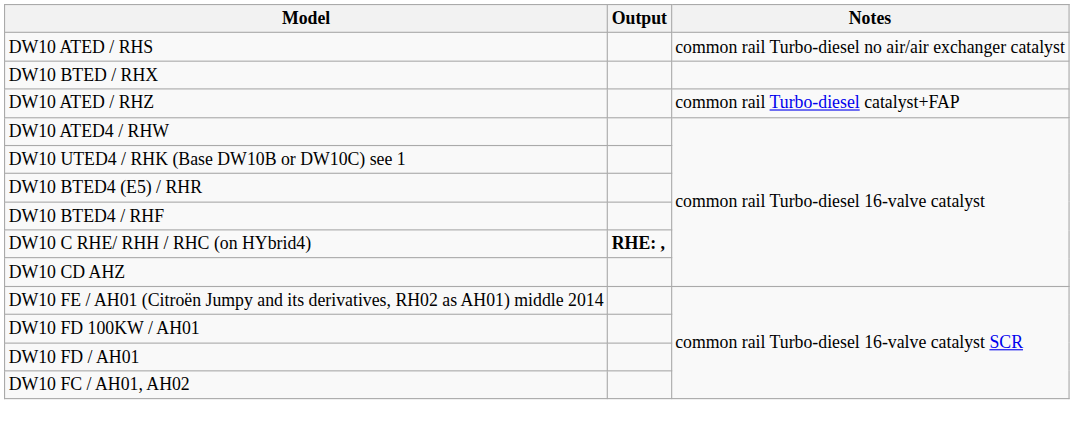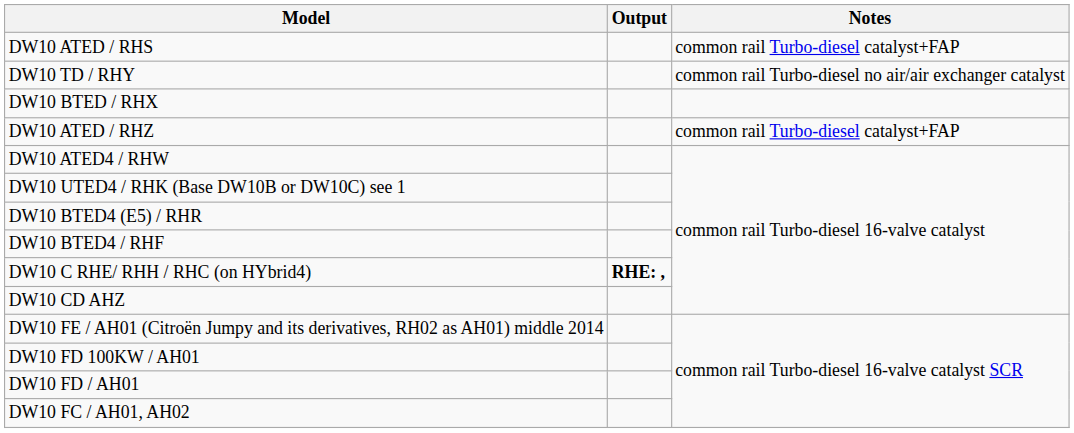(870, 46) common rail Turbo-diesel no air/air exchanger catalyst -> (817, 46) common rail Turbo-diesel catalyst+FAP
+ row: (72, 74)
